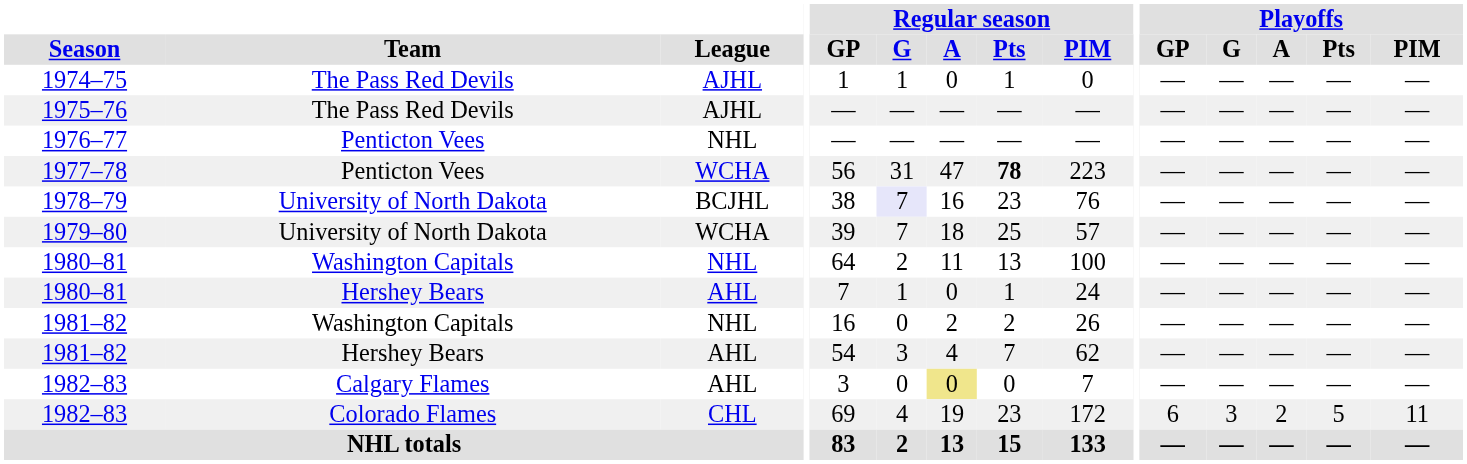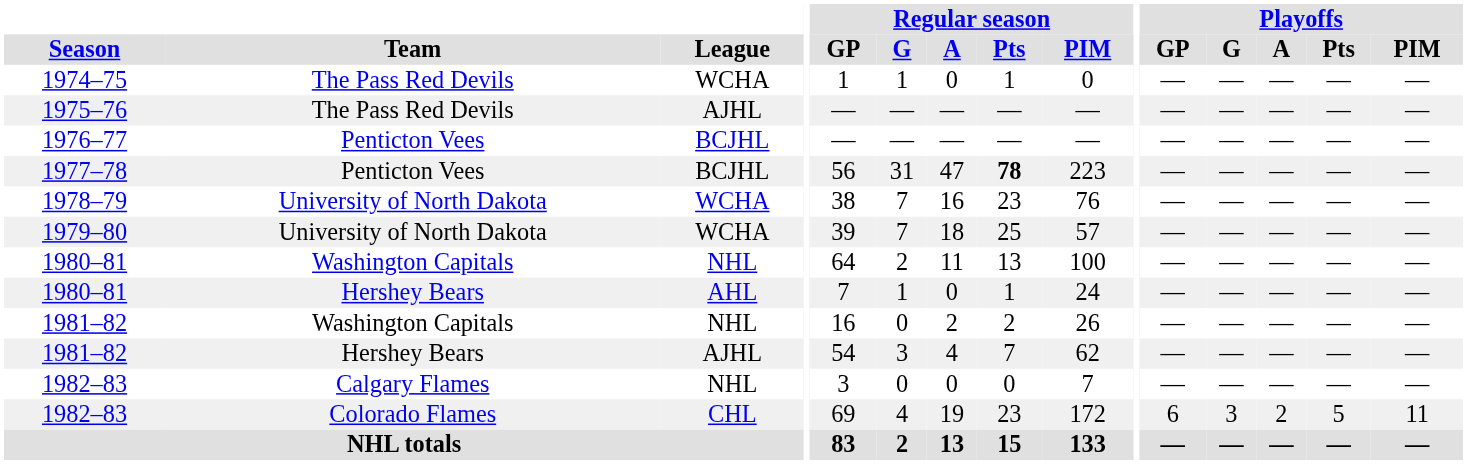(732, 79) AJHL -> (732, 79) WCHA
(732, 140) NHL -> (732, 140) BCJHL
(732, 170) WCHA -> (732, 170) BCJHL
(732, 201) BCJHL -> (732, 201) WCHA
(902, 201) lavender background -> (902, 201) no background
(732, 353) AHL -> (732, 353) AJHL
(732, 383) AHL -> (732, 383) NHL
(952, 383) khaki background -> (952, 383) no background
